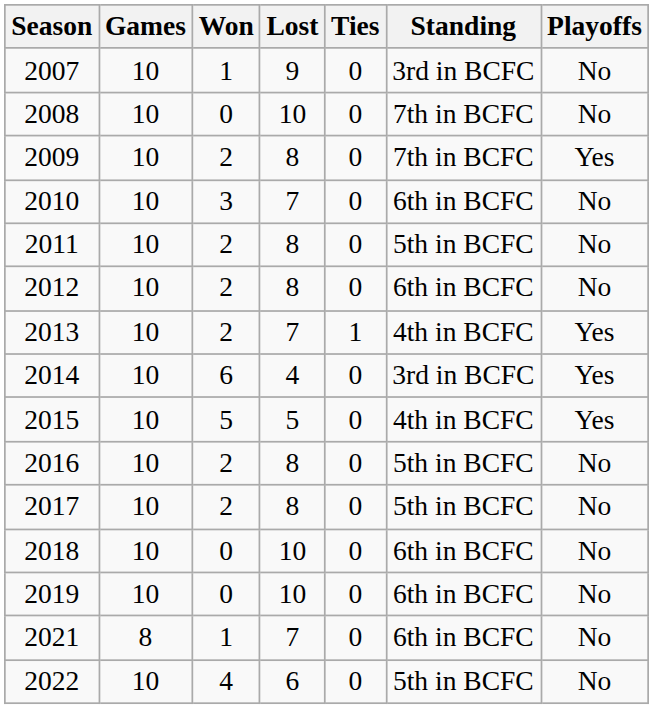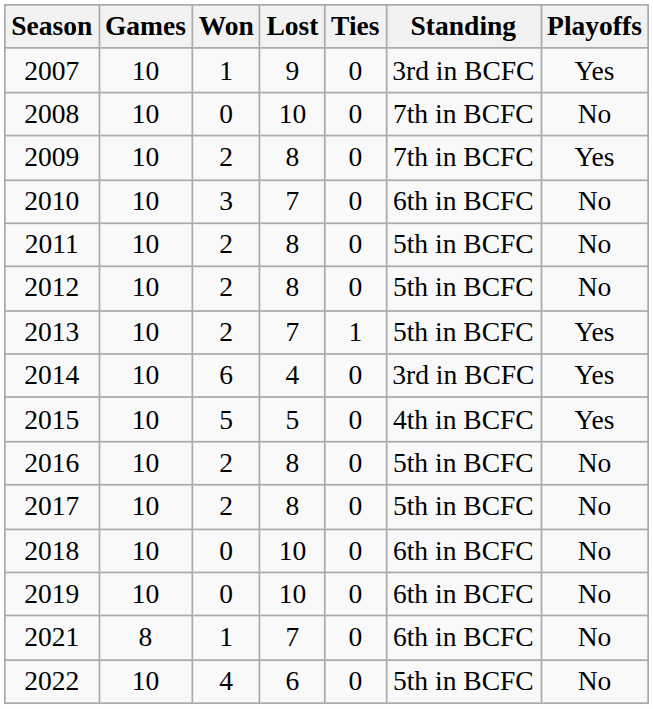(594, 69) No -> (594, 69) Yes
(463, 288) 6th in BCFC -> (463, 288) 5th in BCFC
(463, 331) 4th in BCFC -> (463, 331) 5th in BCFC
